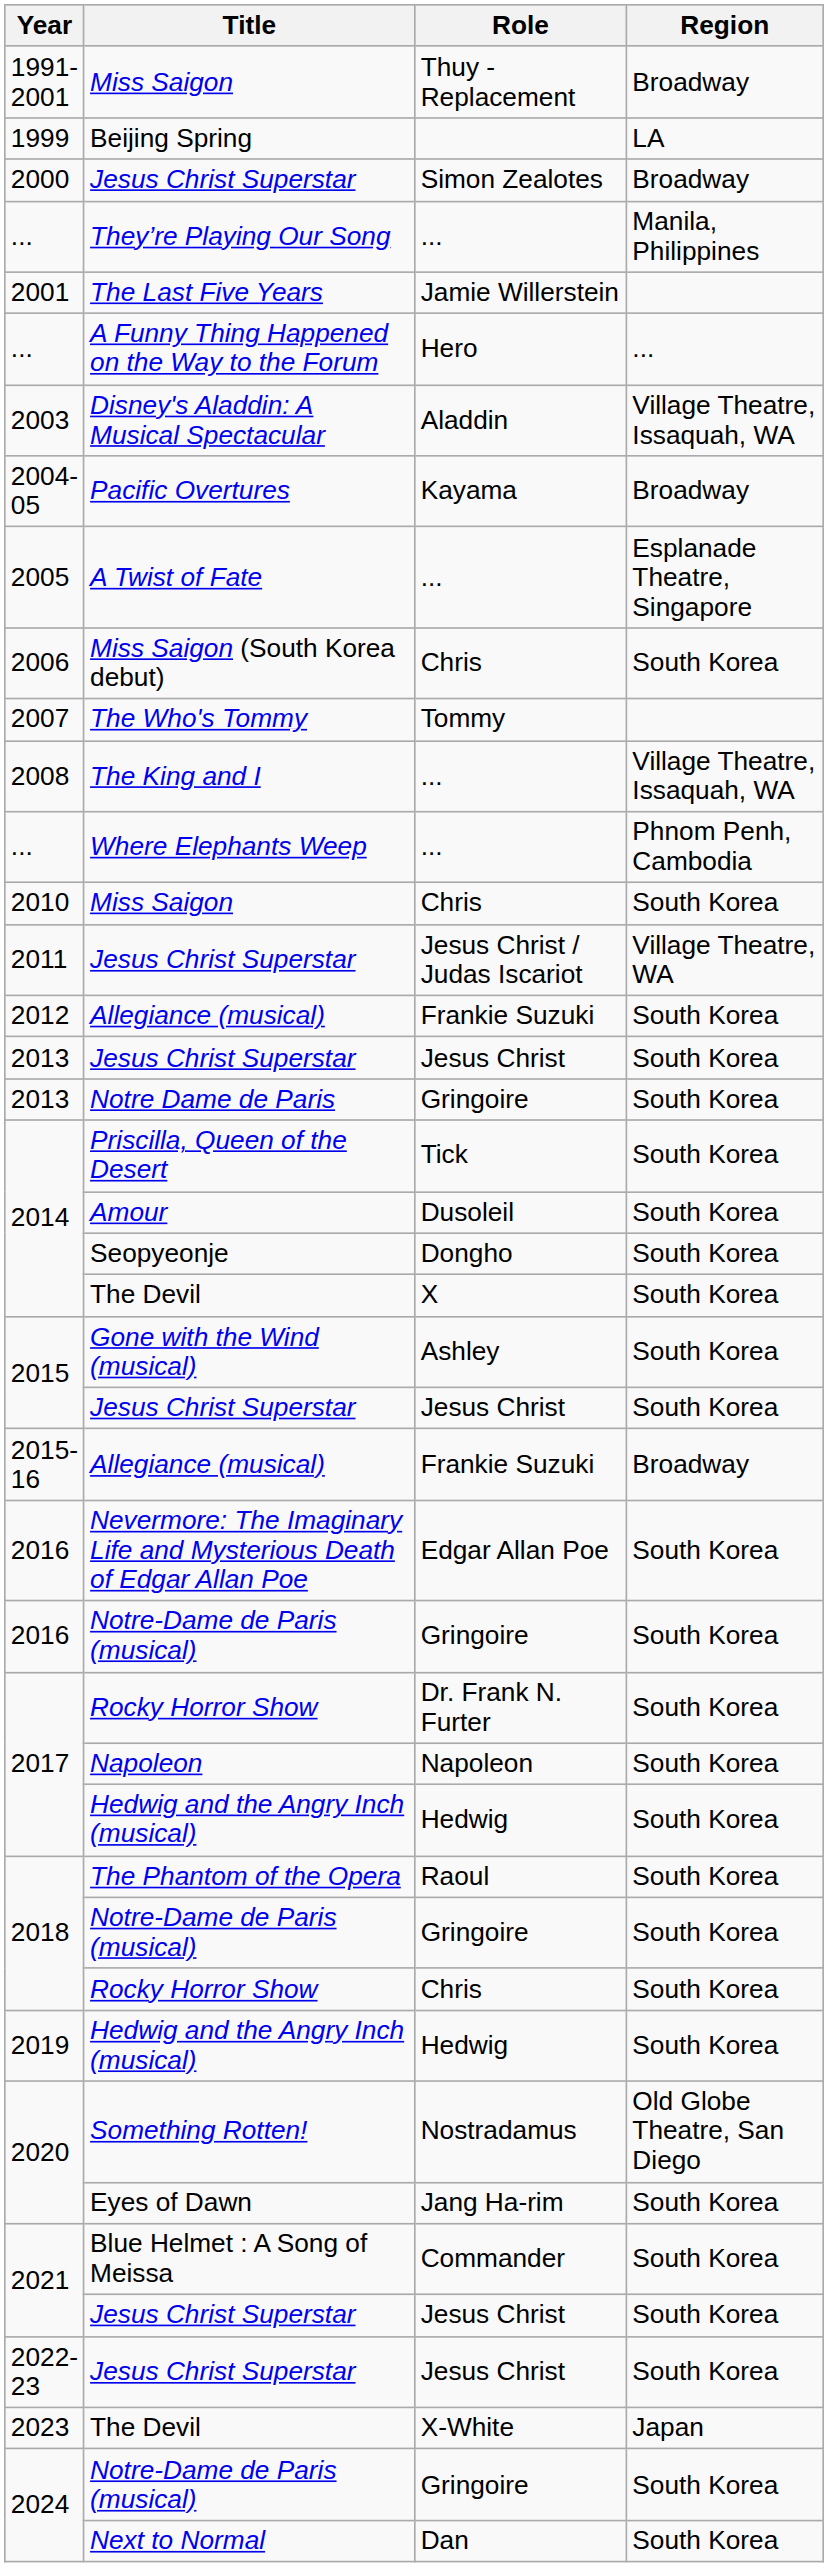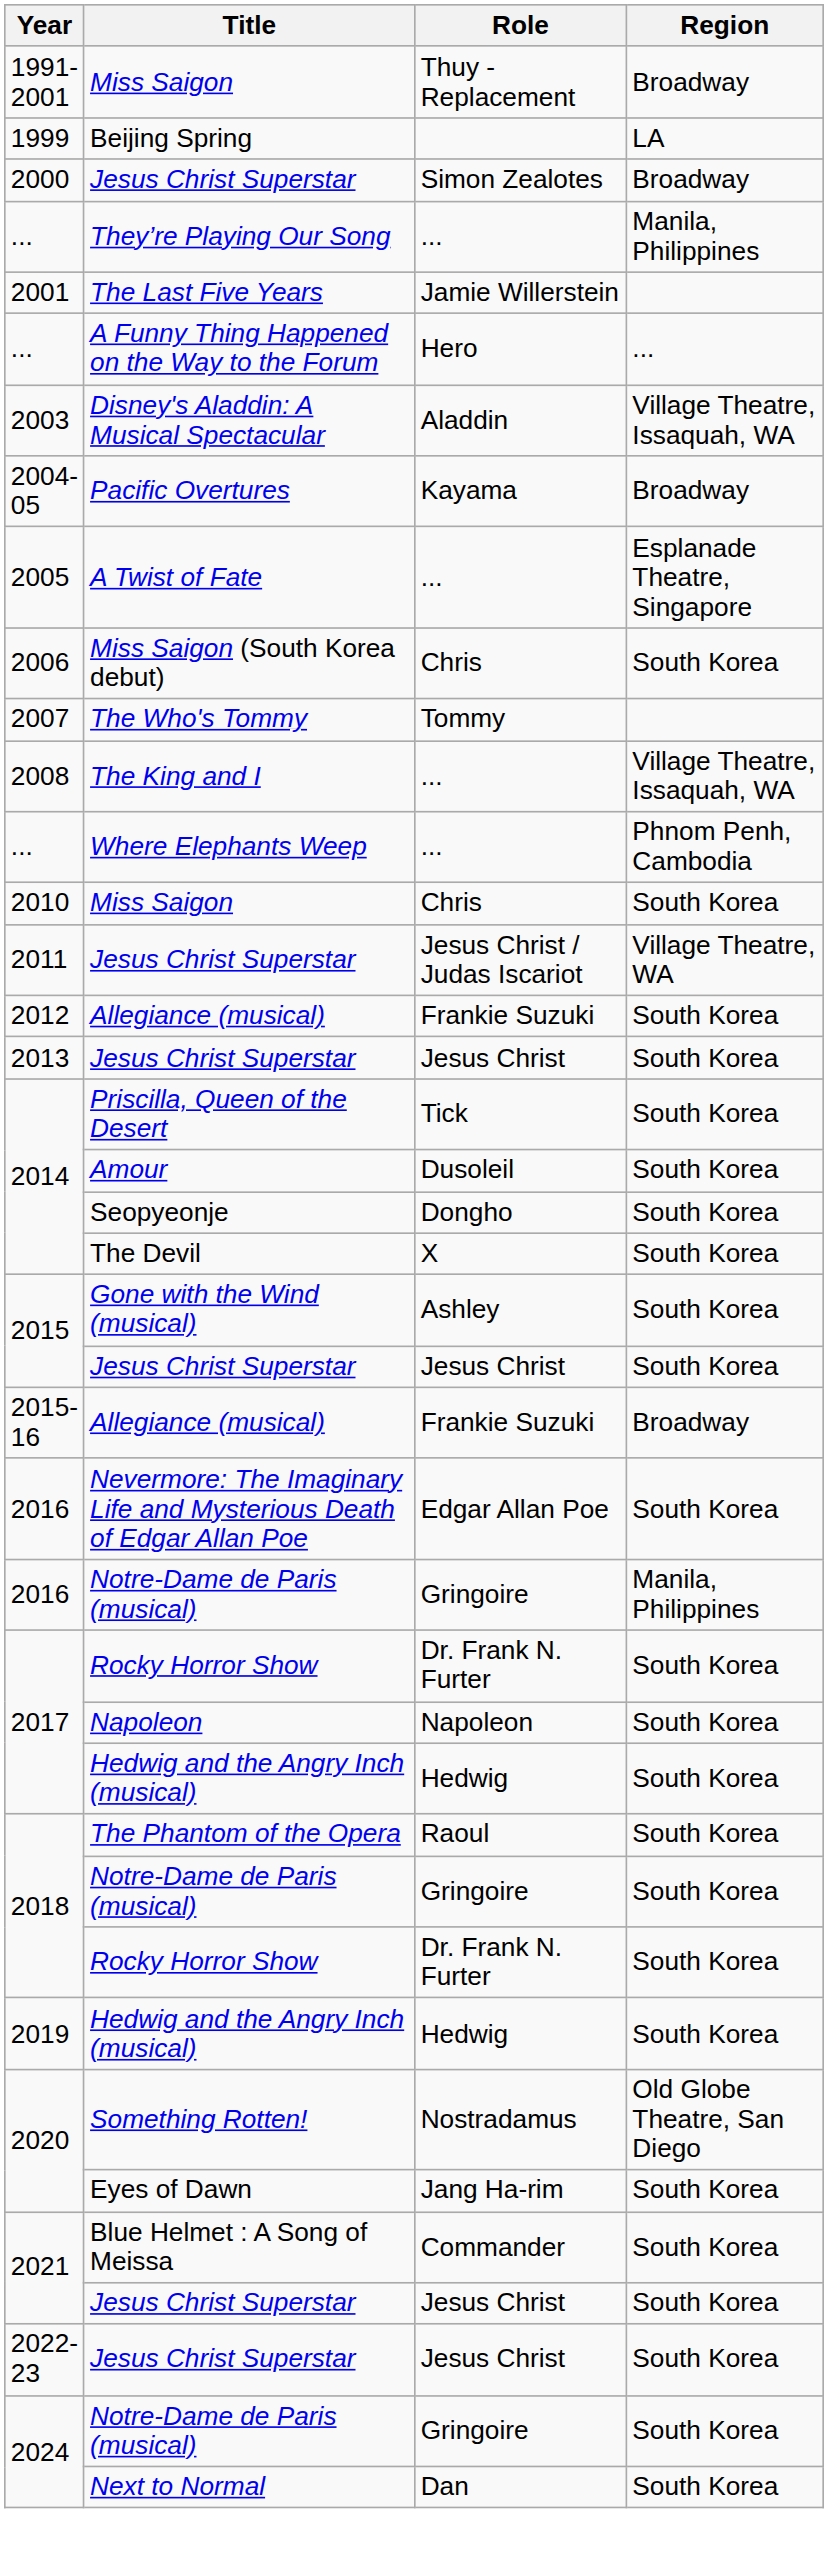- row: (40, 1099)
(705, 1635) South Korea -> (696, 1594) Manila, Philippines
(451, 1989) Chris -> (491, 1962) Dr. Frank N. Furter
- row: (40, 2427)
